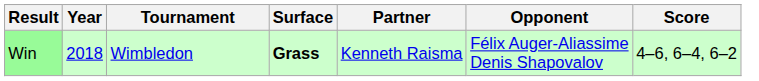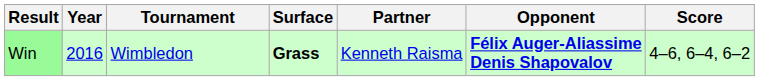(85, 52) 2018 -> (85, 52) 2016
(549, 52) normal -> (556, 52) bold
